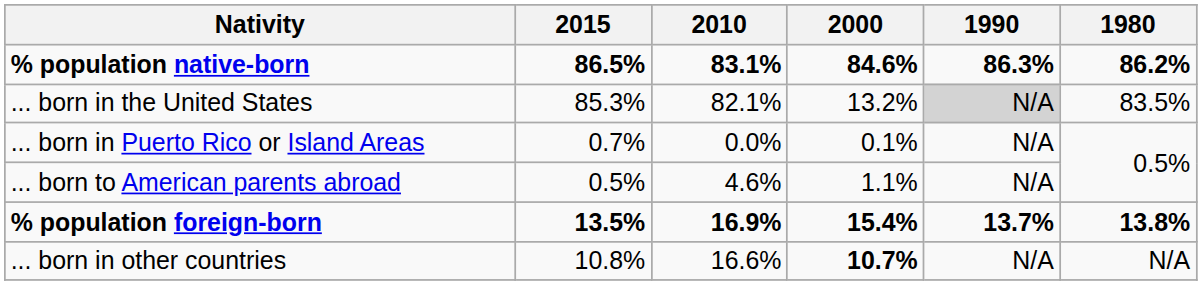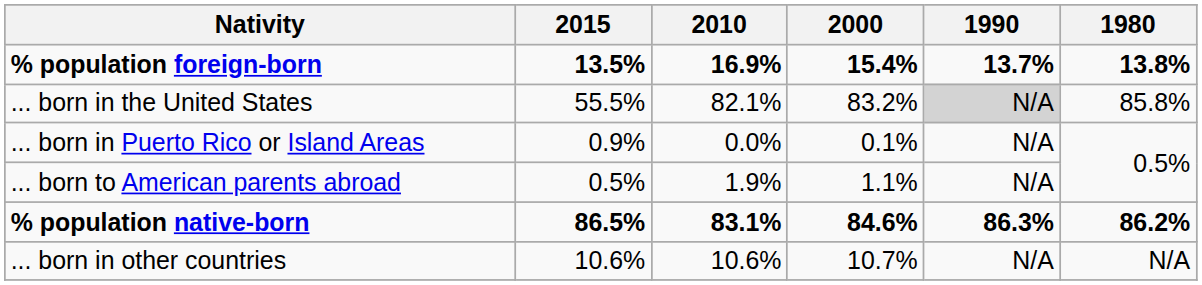rows swapped: (160, 64) <-> (166, 222)
(610, 104) 85.3% -> (610, 104) 55.5%
(882, 104) 13.2% -> (882, 104) 83.2%
(1155, 104) 83.5% -> (1155, 104) 85.8%
(617, 143) 0.7% -> (617, 143) 0.9%
(753, 182) 4.6% -> (753, 182) 1.9%
(610, 261) 10.8% -> (610, 261) 10.6%
(746, 261) 16.6% -> (746, 261) 10.6%
(882, 261) bold -> (882, 261) normal
